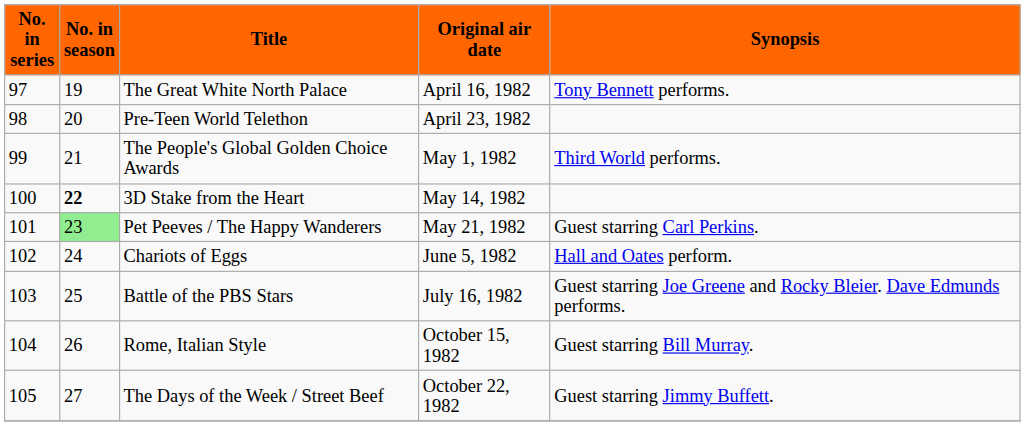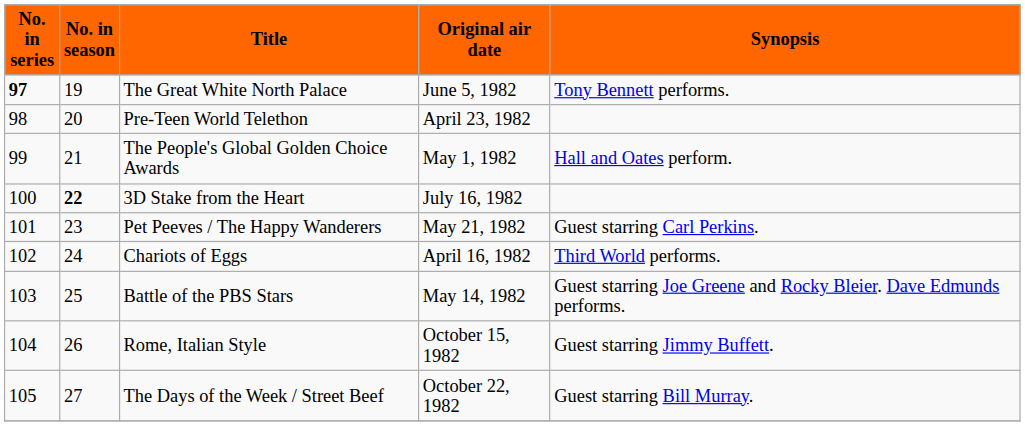(18, 89) normal -> (18, 89) bold
(477, 89) April 16, 1982 -> (470, 89) June 5, 1982
(637, 158) Third World performs. -> (643, 158) Hall and Oates perform.
(474, 197) May 14, 1982 -> (473, 197) July 16, 1982
(73, 227) lightgreen background -> (73, 227) no background
(470, 256) June 5, 1982 -> (477, 256) April 16, 1982
(643, 256) Hall and Oates perform. -> (637, 256) Third World performs.
(473, 295) July 16, 1982 -> (474, 295) May 14, 1982
(654, 345) Guest starring Bill Murray. -> (664, 345) Guest starring Jimmy Buffett.
(664, 395) Guest starring Jimmy Buffett. -> (654, 395) Guest starring Bill Murray.
